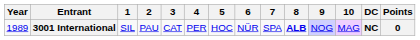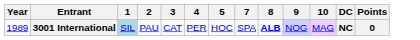- column: (248, 12)
(128, 27) no background -> (128, 27) lightblue background
